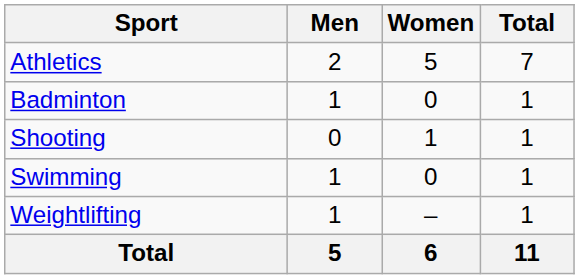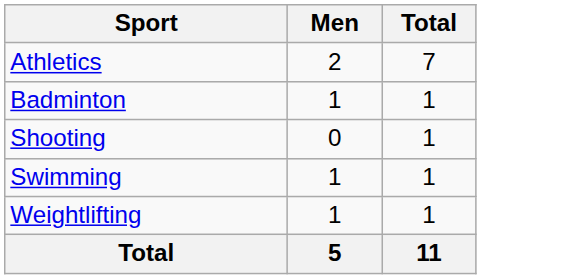- column: (431, 23)
